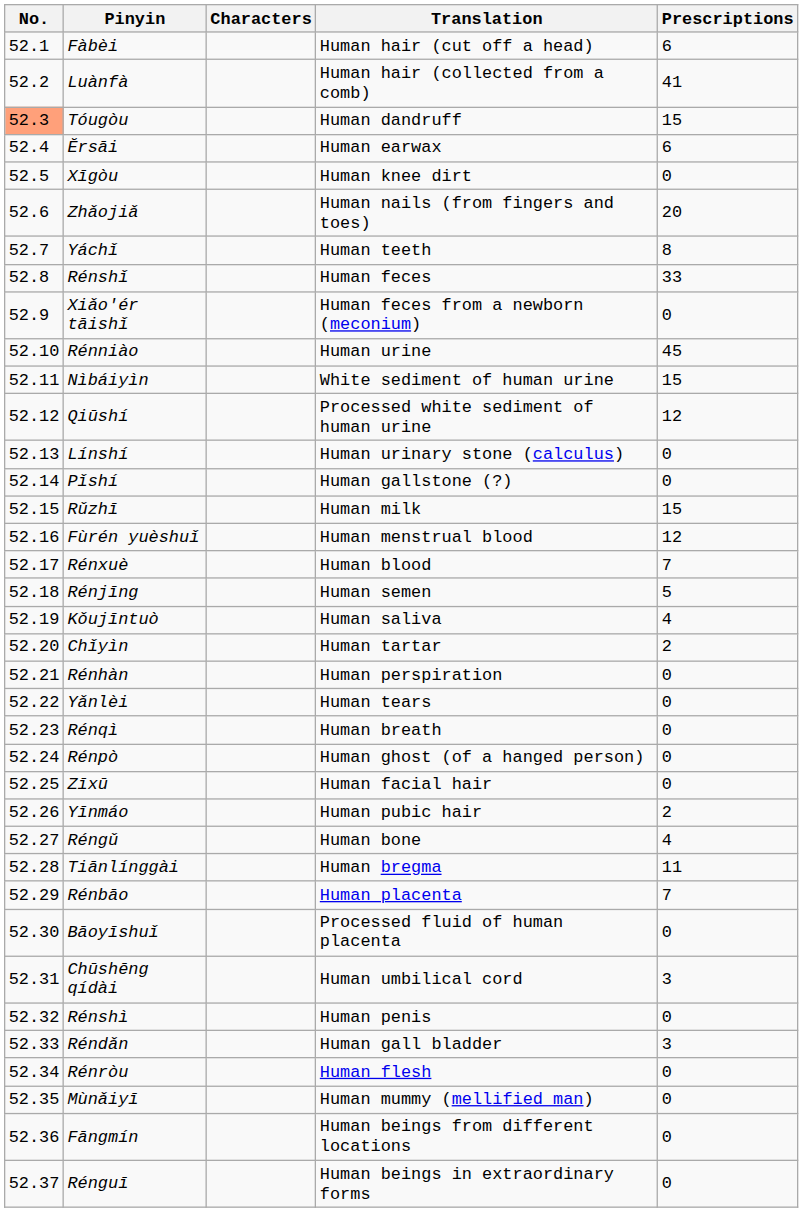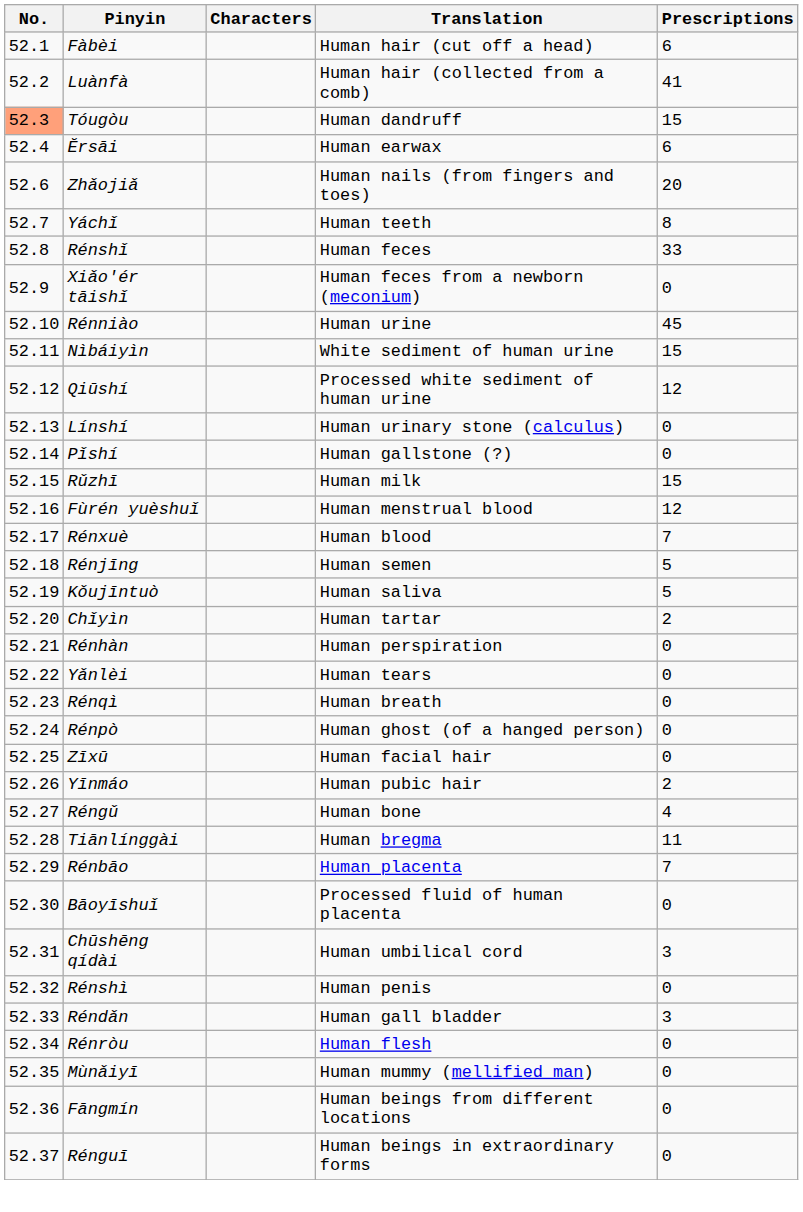- row: (93, 176)
(667, 620) 4 -> (667, 592) 5
